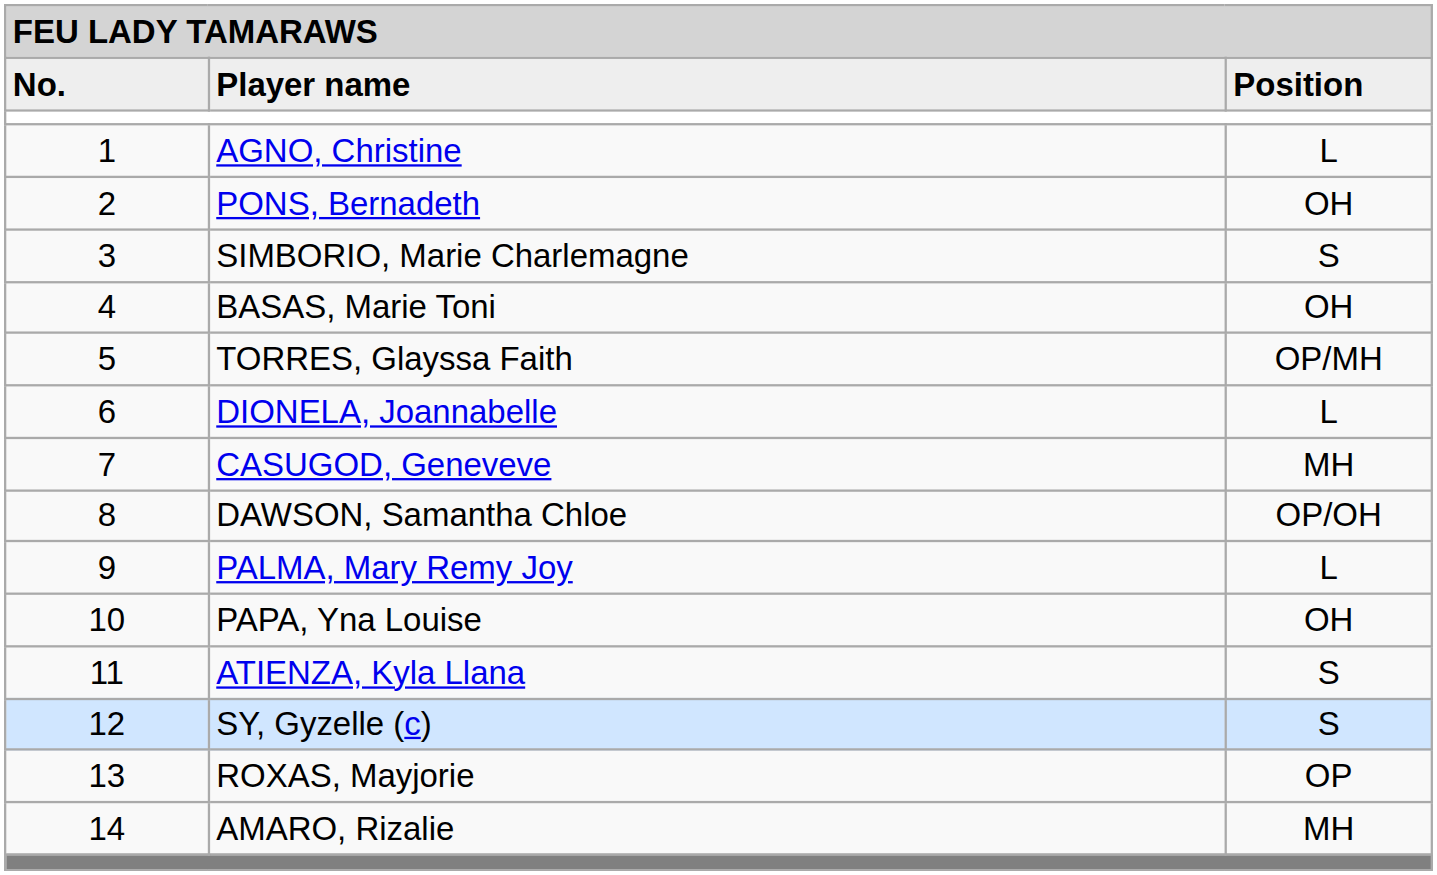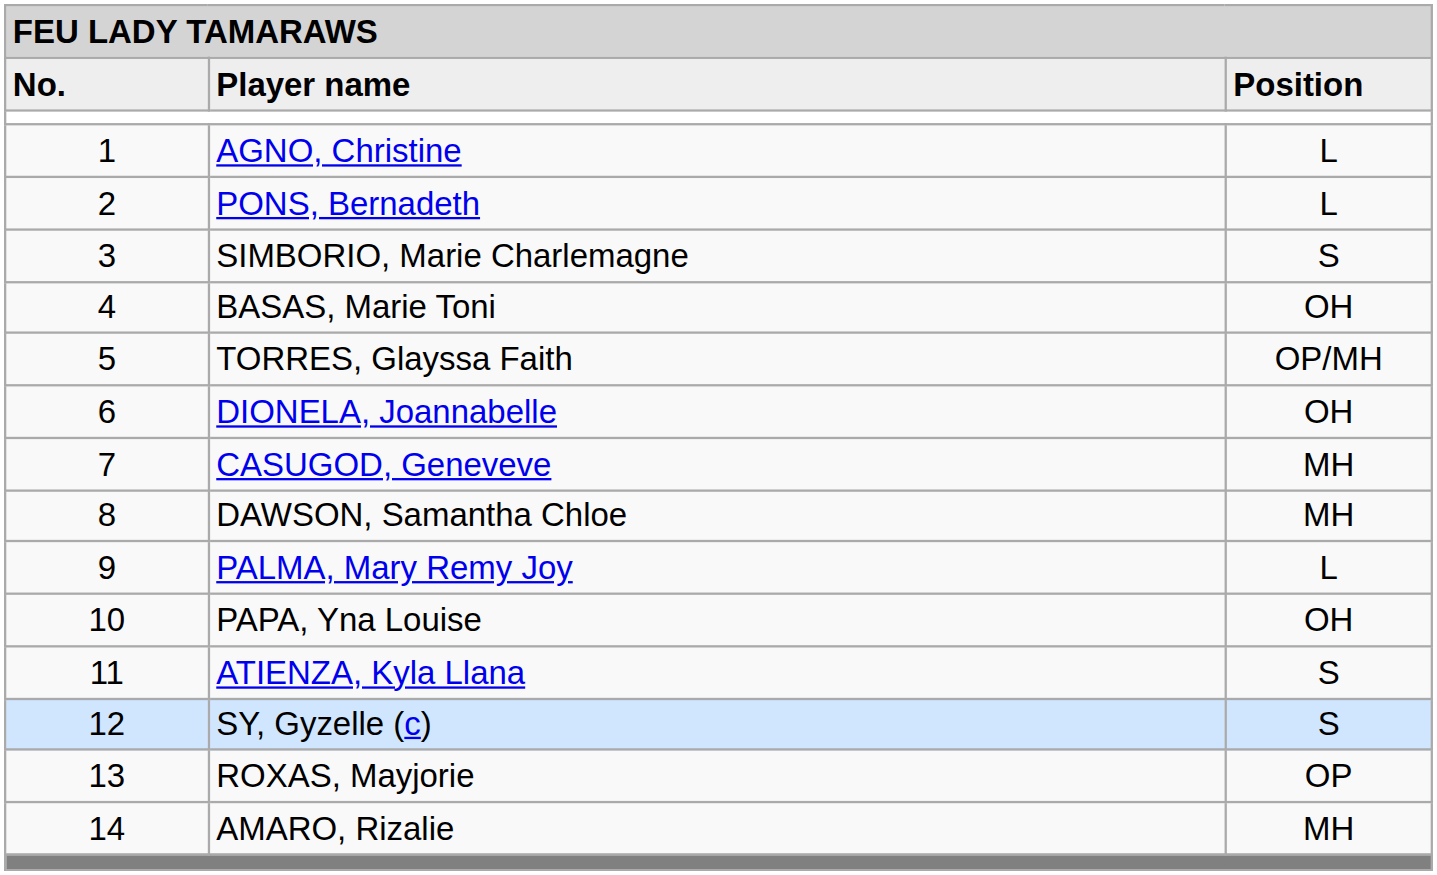(1329, 203) OH -> (1329, 203) L
(1329, 412) L -> (1329, 412) OH
(1329, 516) OP/OH -> (1329, 516) MH
